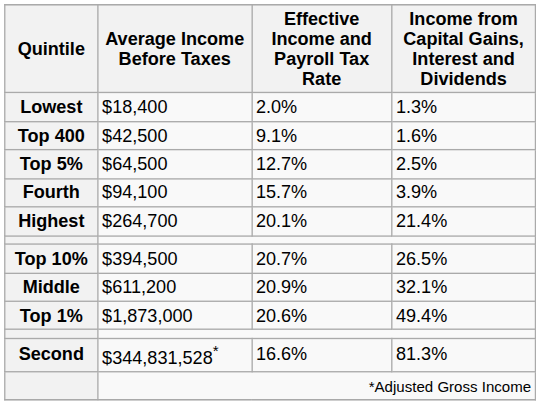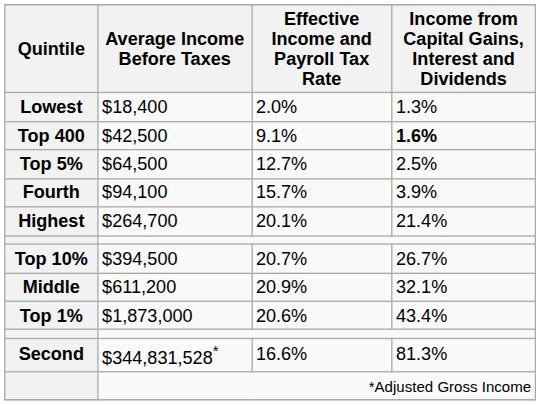(417, 136) normal -> (417, 136) bold
(422, 258) 26.5% -> (422, 258) 26.7%
(422, 315) 49.4% -> (422, 315) 43.4%
